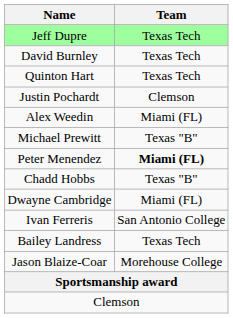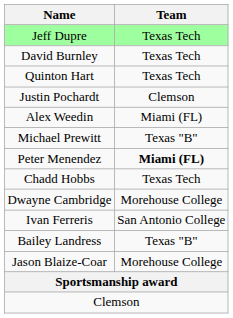(171, 179) Texas "B" -> (171, 179) Texas Tech
(171, 199) Miami (FL) -> (171, 199) Morehouse College
(171, 240) Texas Tech -> (171, 240) Texas "B"
